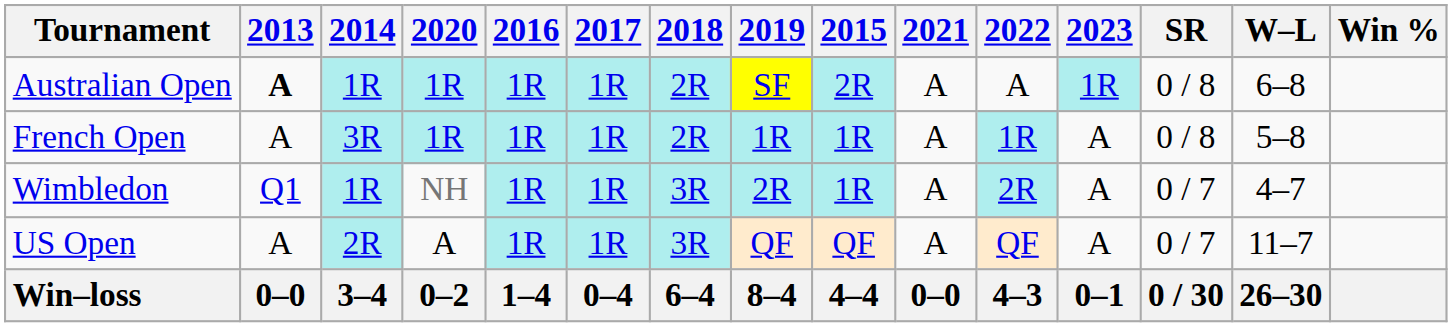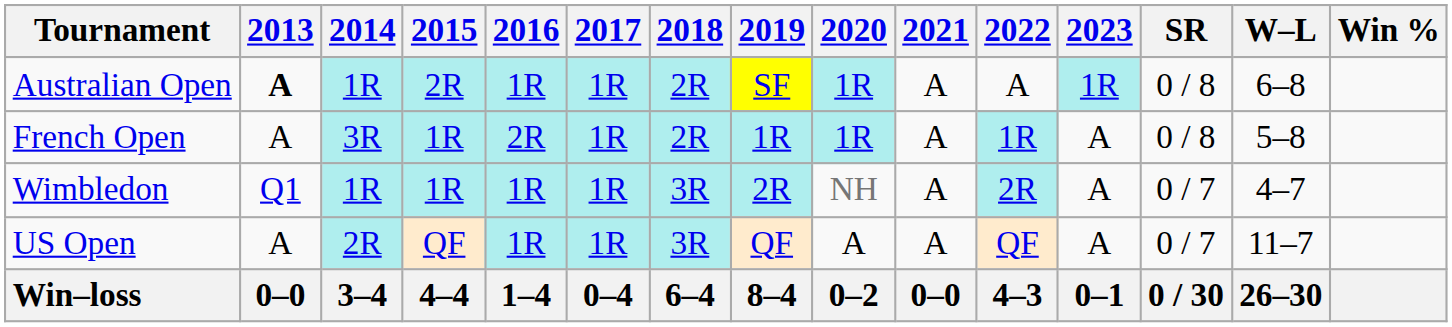columns swapped: (854, 30) <-> (444, 30)
(526, 136) 1R -> (526, 136) 2R
